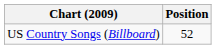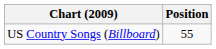(187, 34) 52 -> (187, 34) 55
